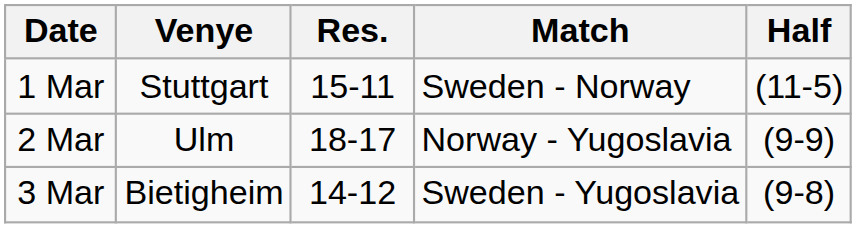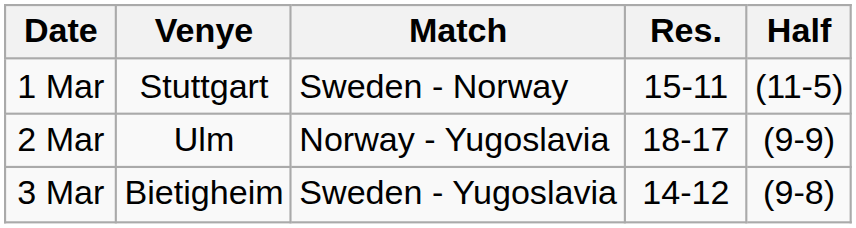columns swapped: (580, 31) <-> (353, 31)
